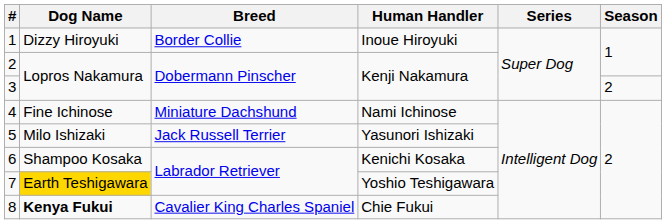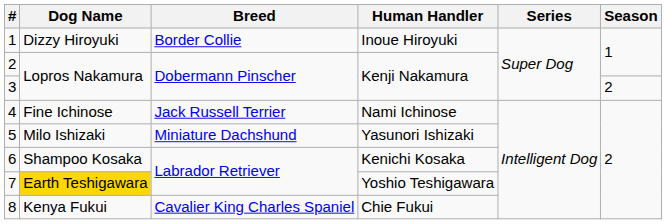(226, 111) Miniature Dachshund -> (220, 111) Jack Russell Terrier
(220, 135) Jack Russell Terrier -> (226, 135) Miniature Dachshund
(68, 207) bold -> (65, 207) normal
